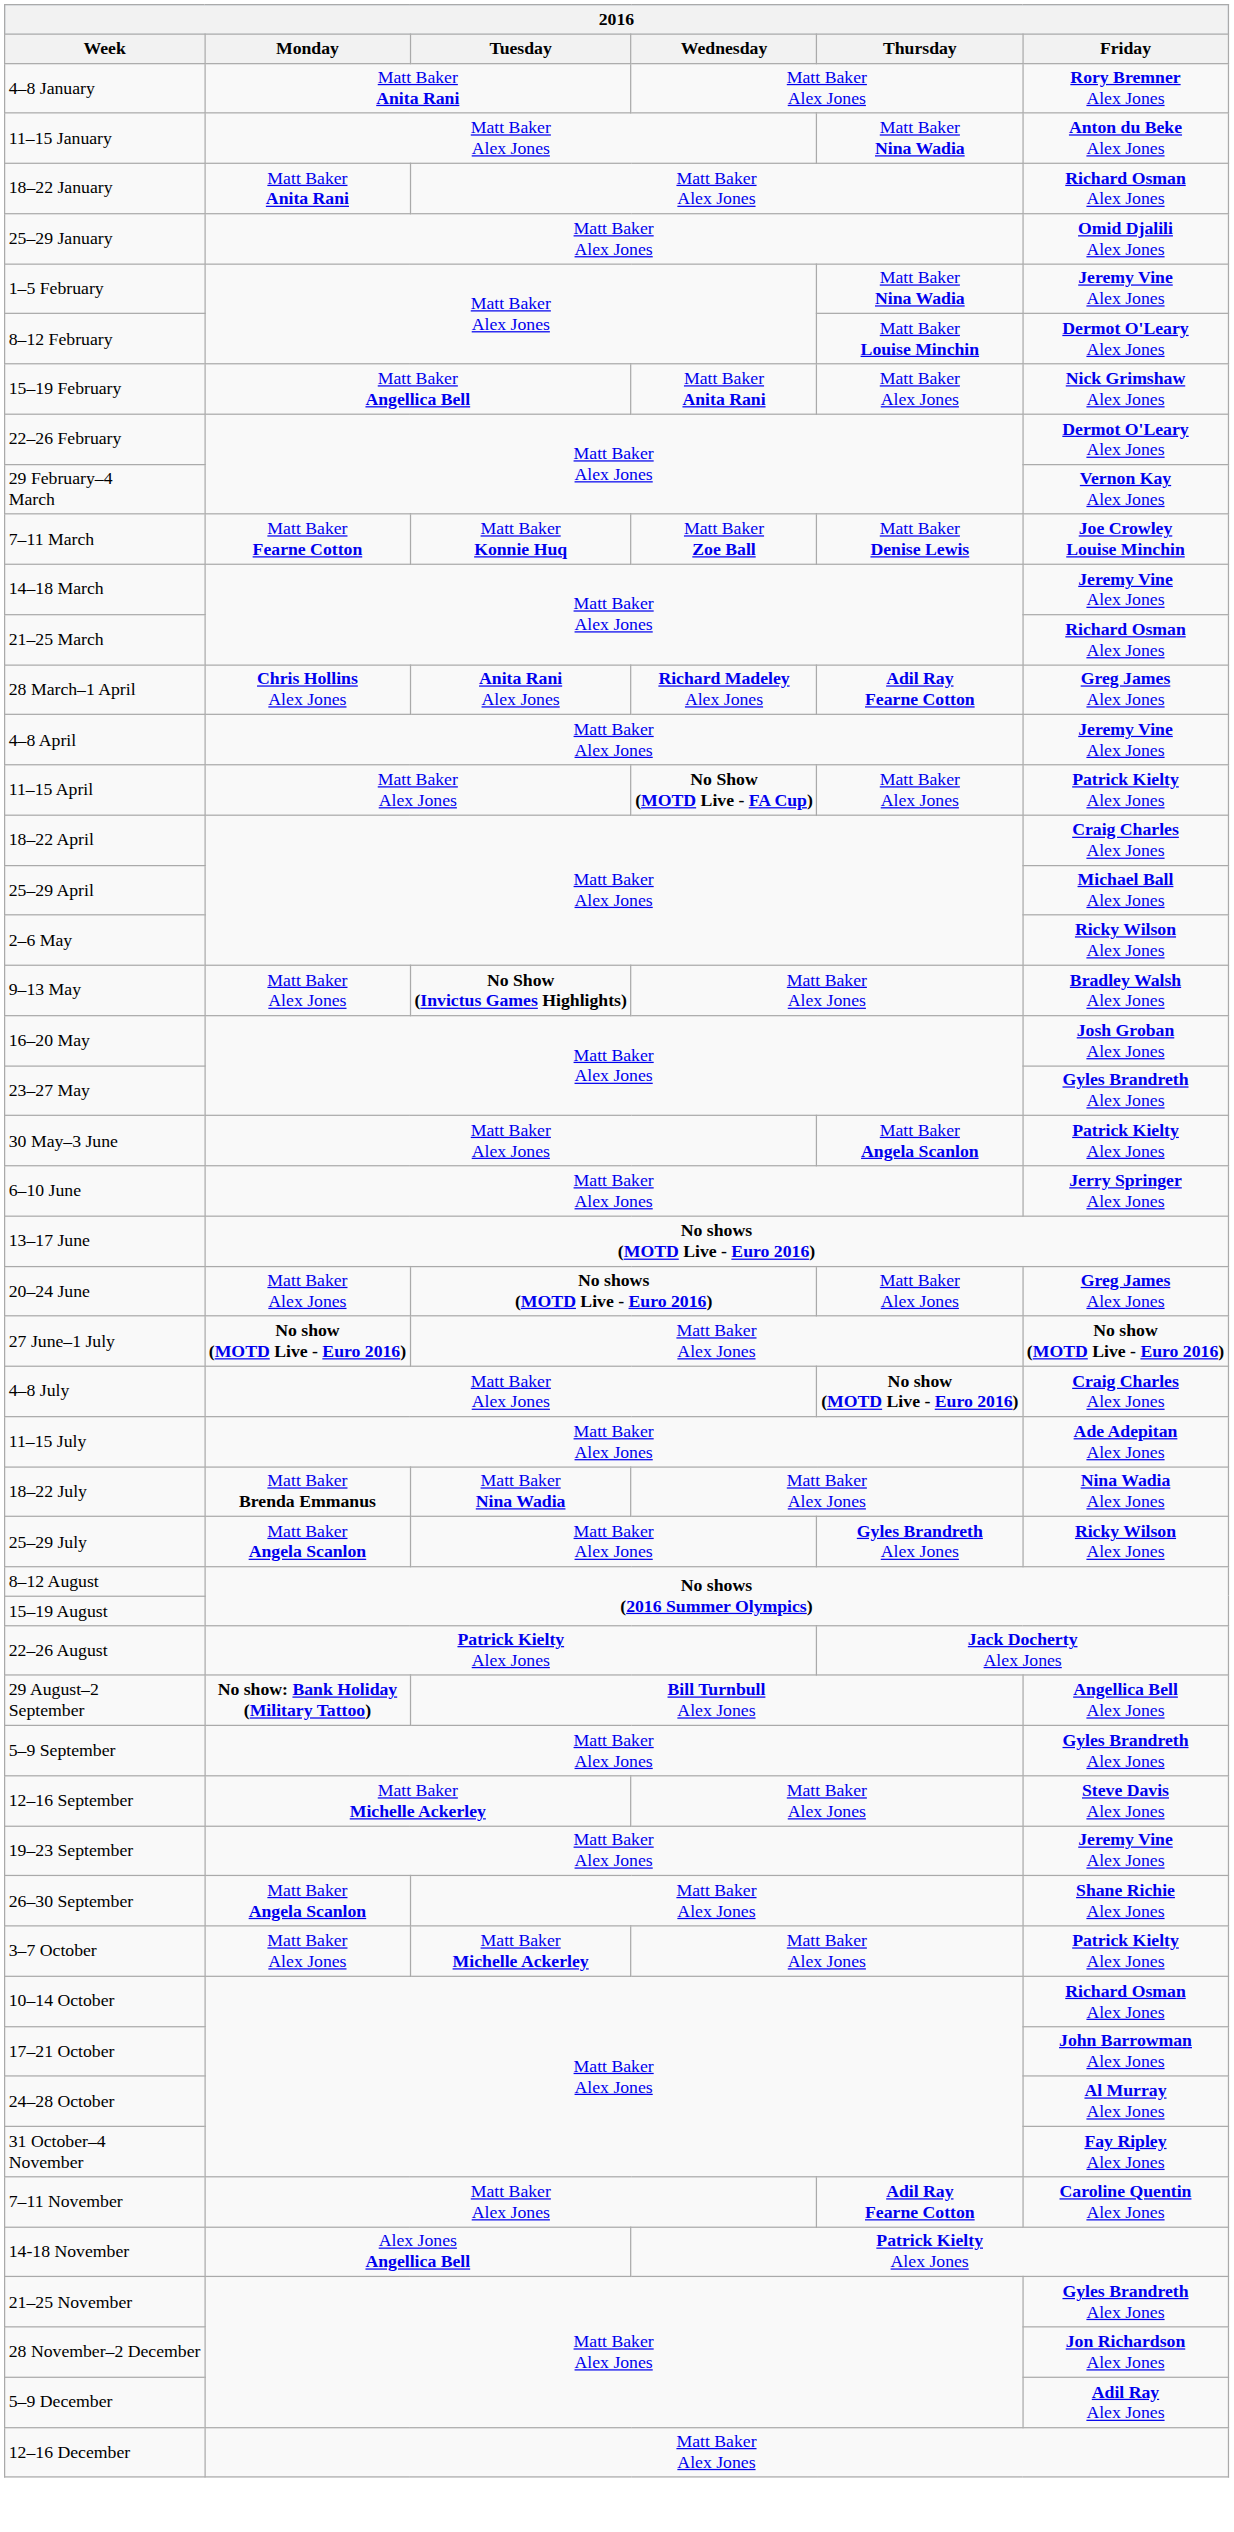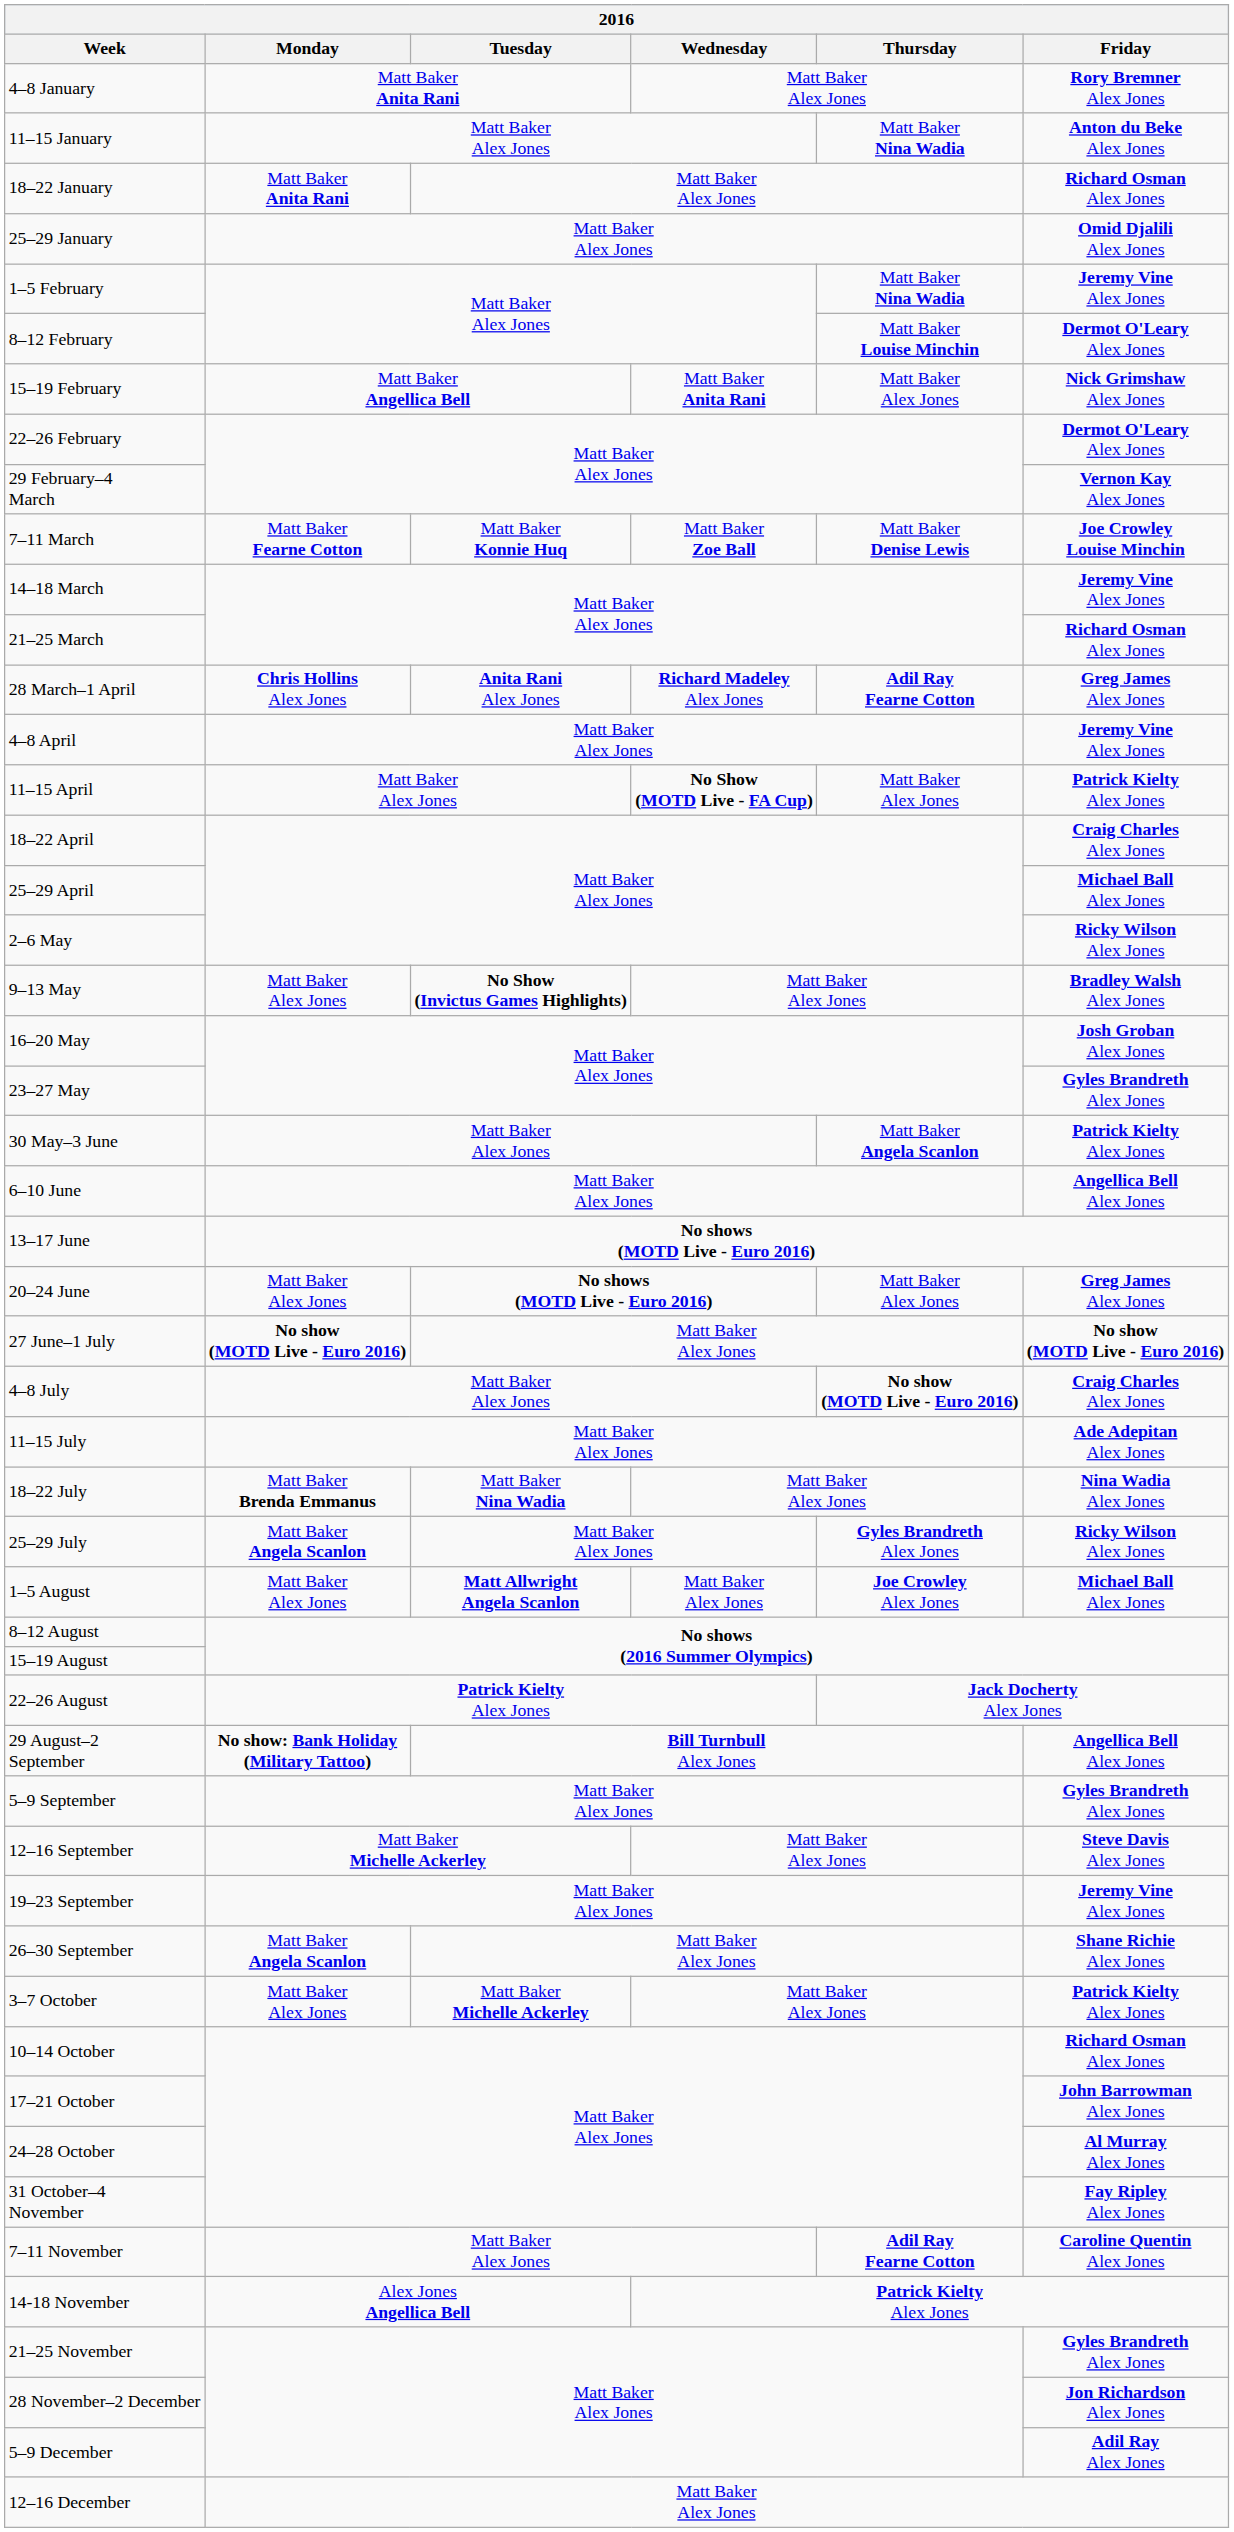(1126, 1191) Jerry Springer Alex Jones -> (1126, 1191) Angellica Bell Alex Jones
+ row: (49, 1592)
